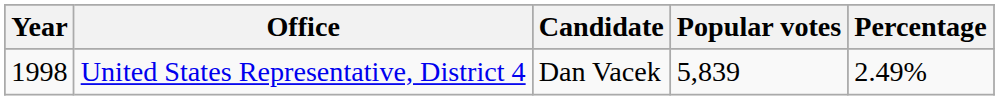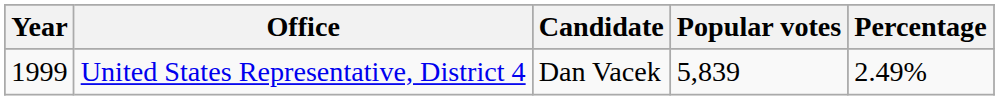(40, 71) 1998 -> (40, 71) 1999
